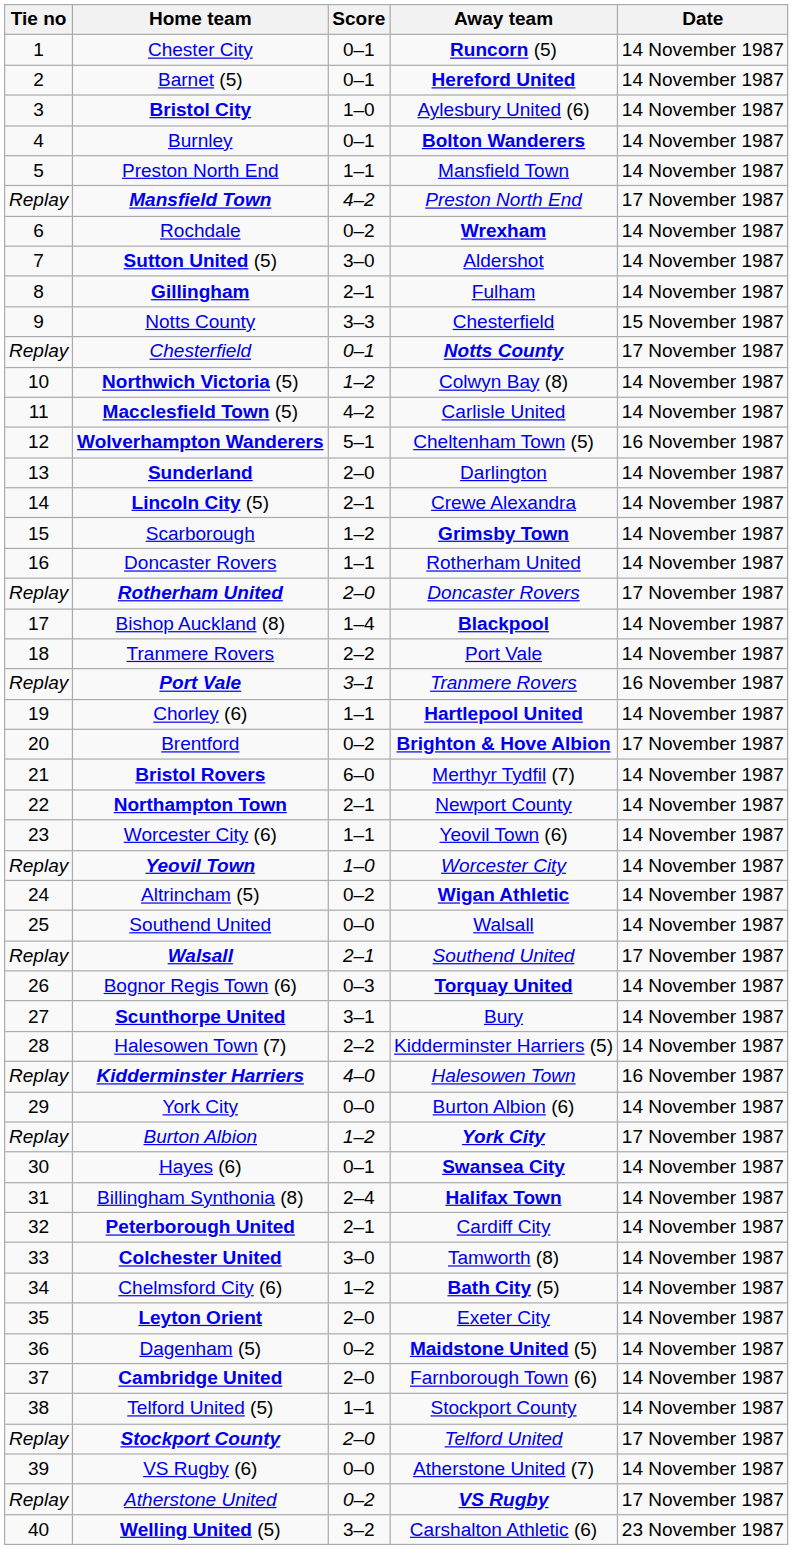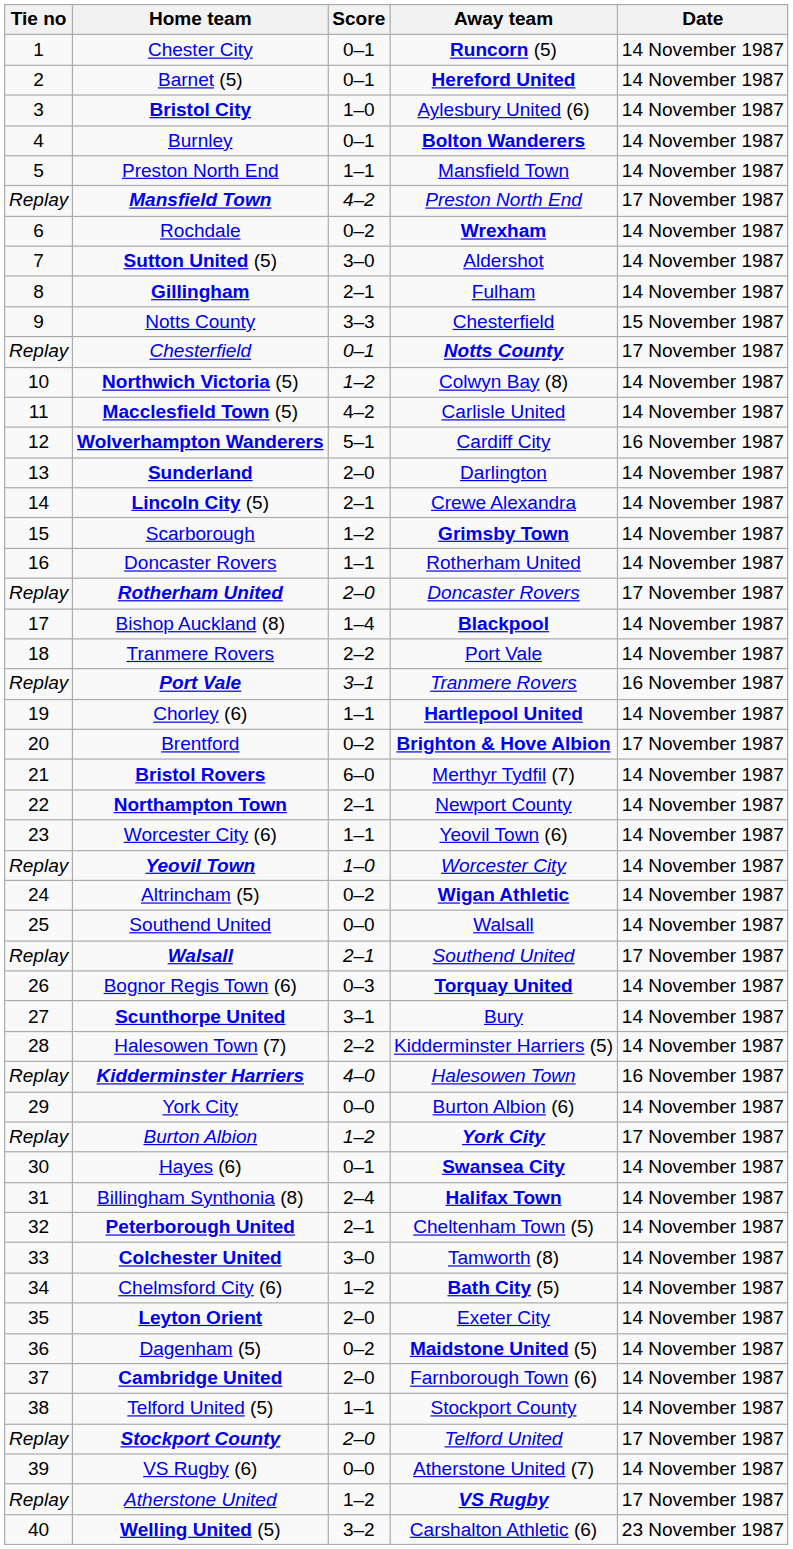(504, 442) Cheltenham Town (5) -> (504, 442) Cardiff City
(504, 1227) Cardiff City -> (504, 1227) Cheltenham Town (5)
(359, 1499) 0–2 -> (359, 1499) 1–2
